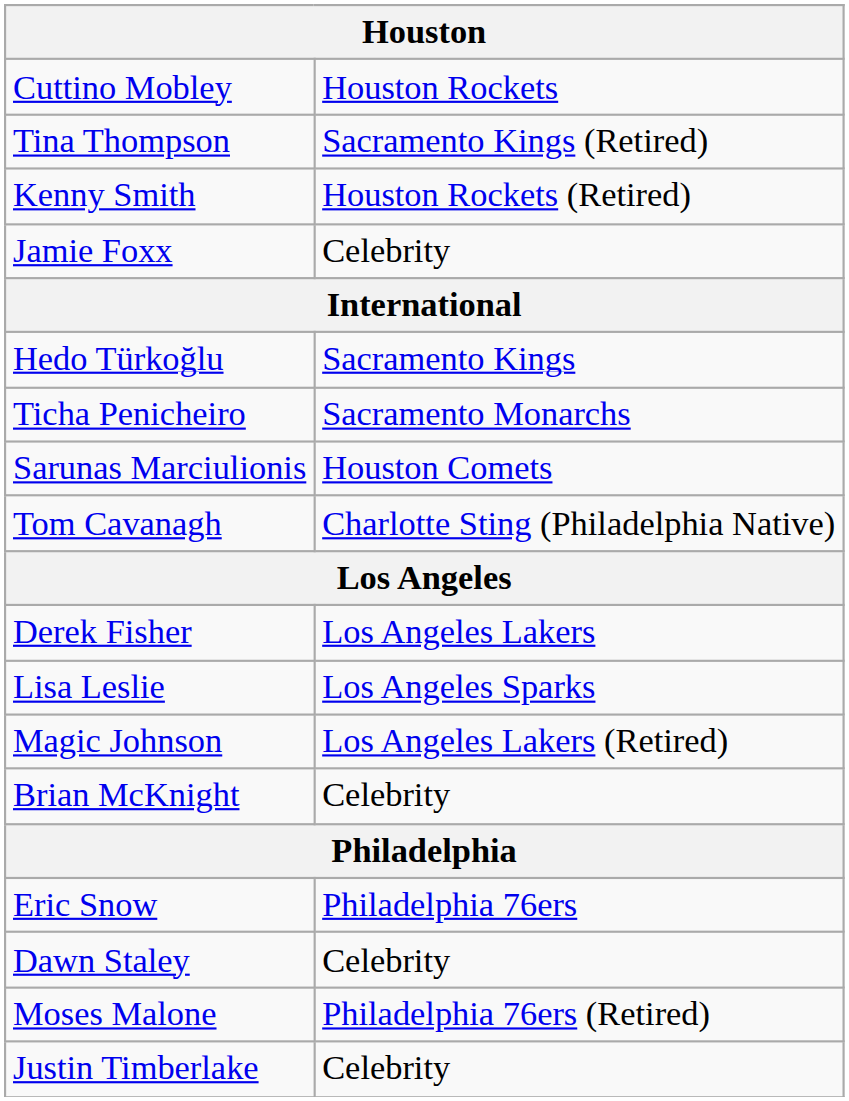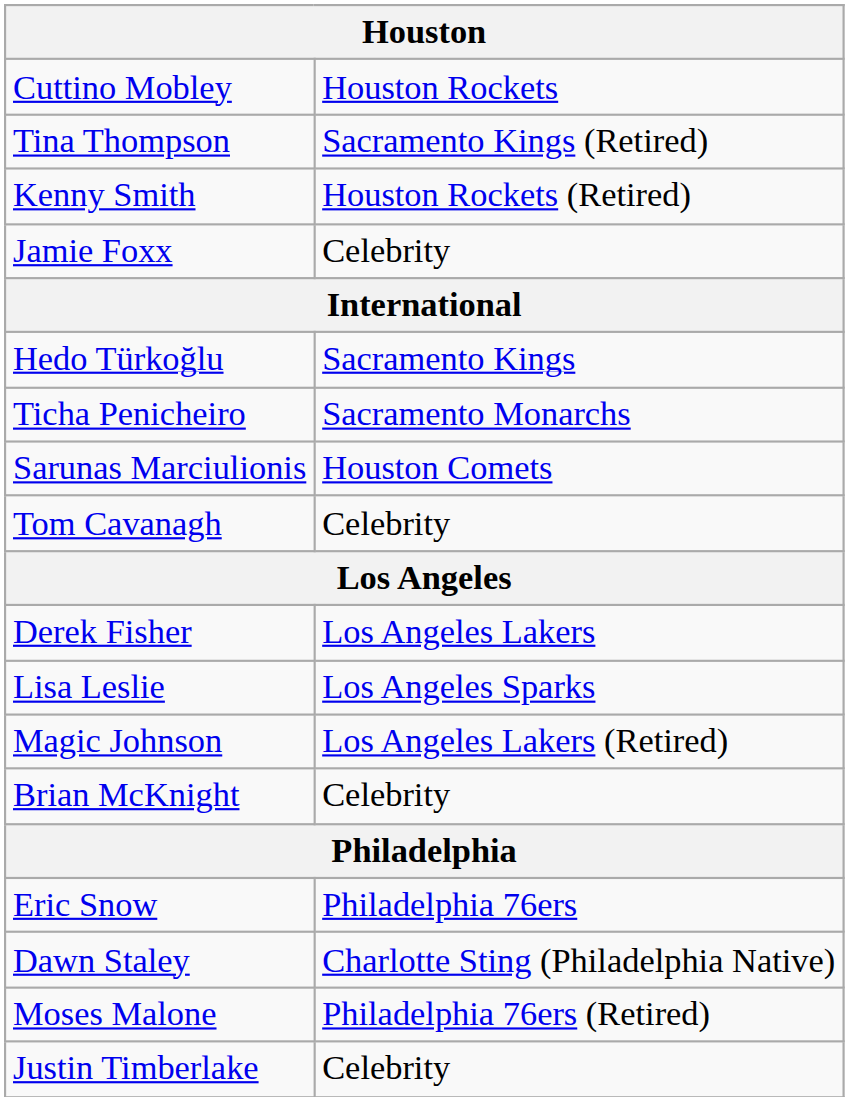(579, 522) Charlotte Sting (Philadelphia Native) -> (386, 522) Celebrity
(386, 959) Celebrity -> (579, 959) Charlotte Sting (Philadelphia Native)
